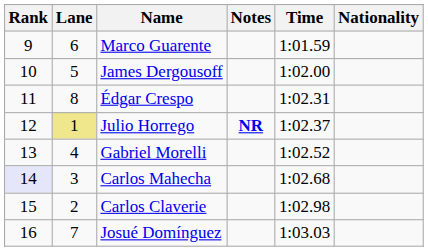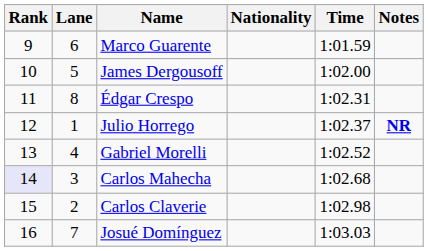columns swapped: (379, 17) <-> (251, 17)
(74, 125) khaki background -> (74, 125) no background
